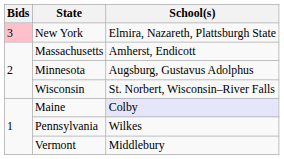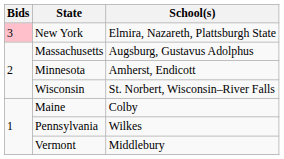(152, 51) Amherst, Endicott -> (181, 51) Augsburg, Gustavus Adolphus
(181, 70) Augsburg, Gustavus Adolphus -> (152, 70) Amherst, Endicott
(123, 107) lavender background -> (123, 107) no background
